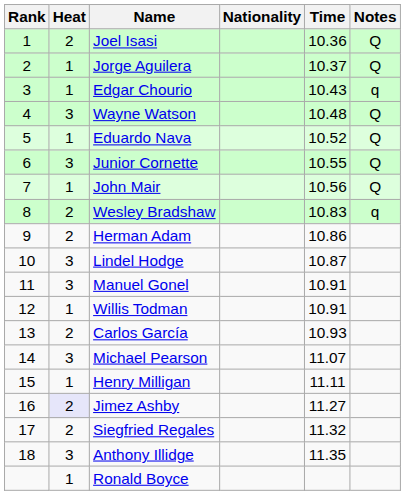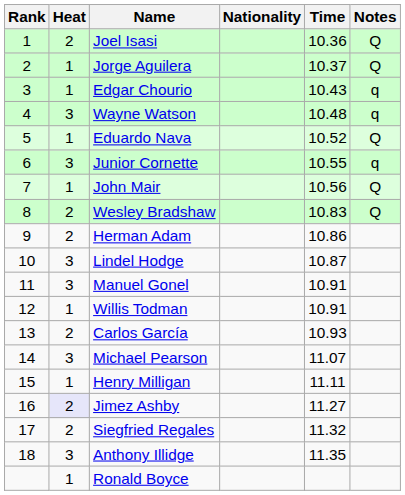(375, 114) Q -> (375, 114) q
(375, 163) Q -> (375, 163) q
(375, 211) q -> (375, 211) Q
